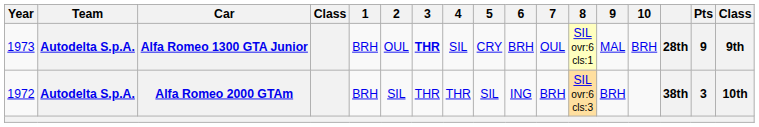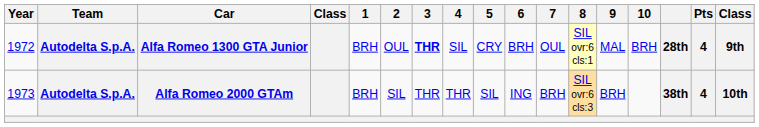(21, 46) 1973 -> (21, 46) 1972
(703, 46) 9 -> (703, 46) 4
(21, 93) 1972 -> (21, 93) 1973
(703, 93) 3 -> (703, 93) 4
